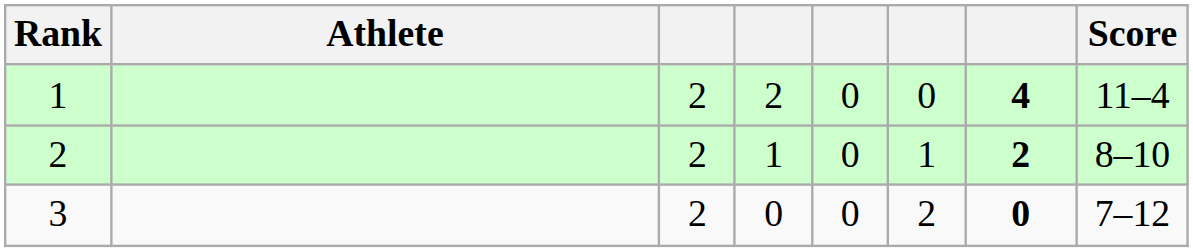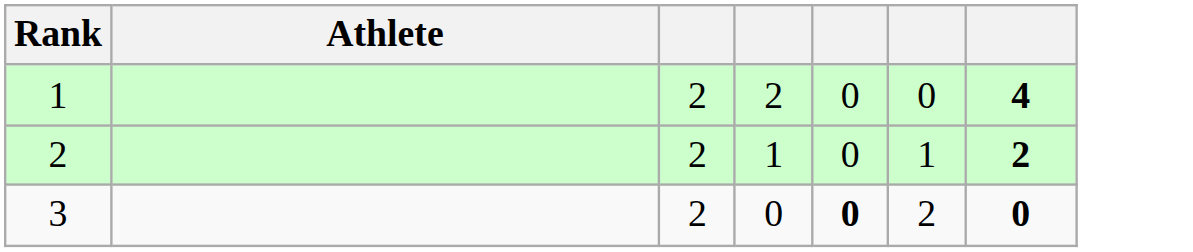- column: (1132, 34)
(850, 214) normal -> (850, 214) bold
